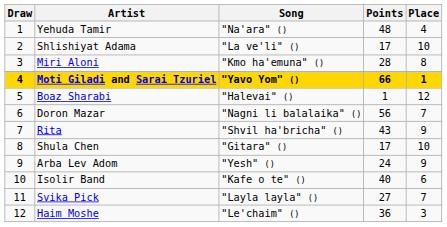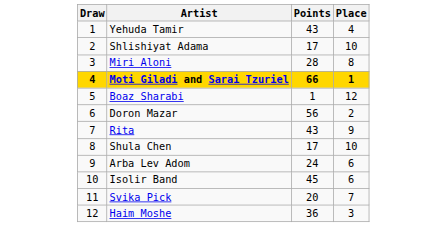- column: (291, 13)
(385, 30) 48 -> (312, 30) 43
(424, 113) 7 -> (351, 113) 2
(424, 163) 9 -> (351, 163) 6
(385, 180) 40 -> (312, 180) 45
(385, 197) 27 -> (312, 197) 20
